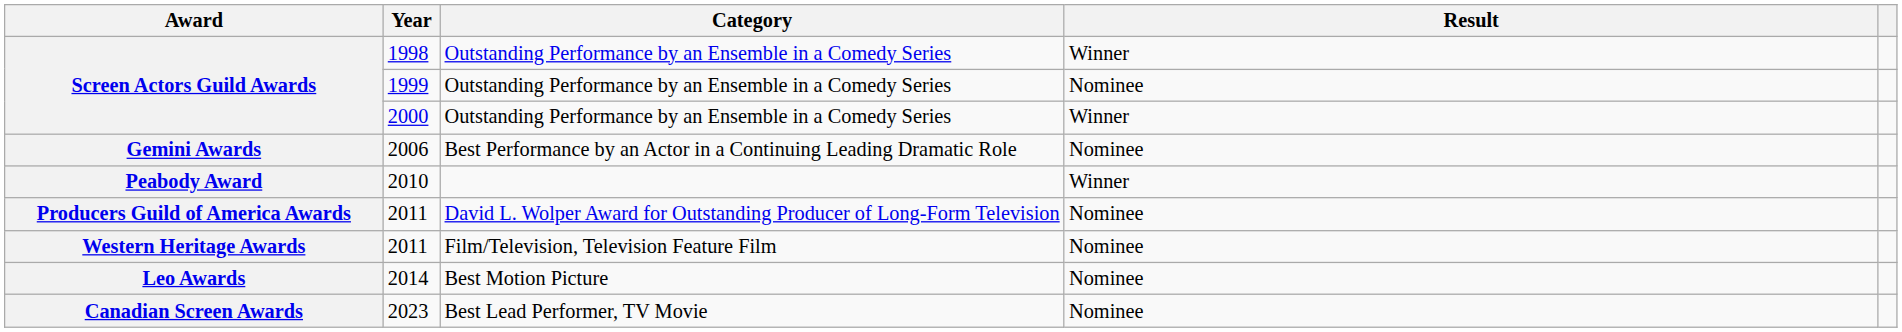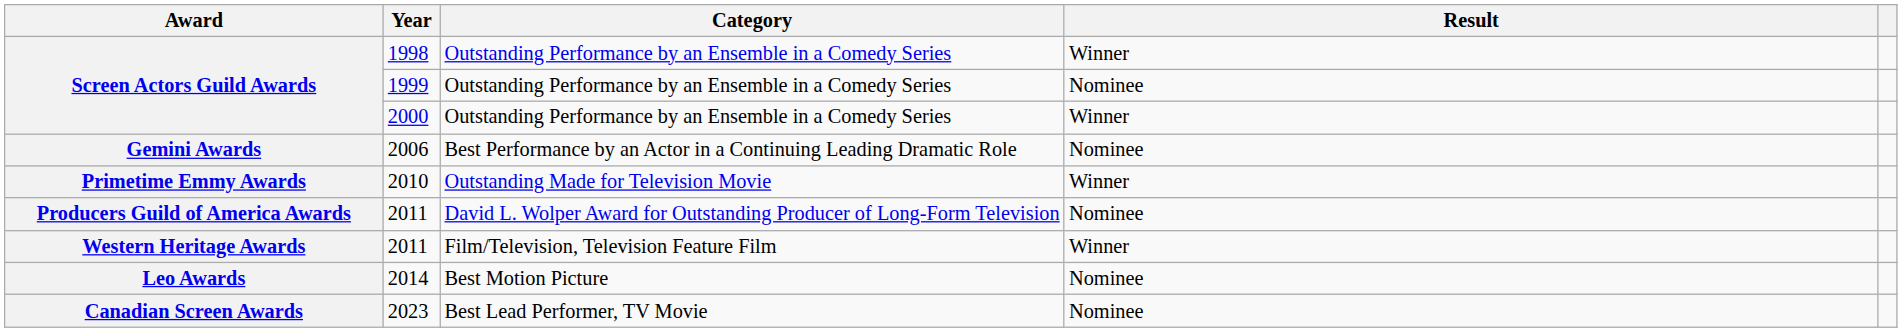- row: (194, 181)
+ row: (194, 181)
(1106, 246) Nominee -> (1099, 246) Winner
